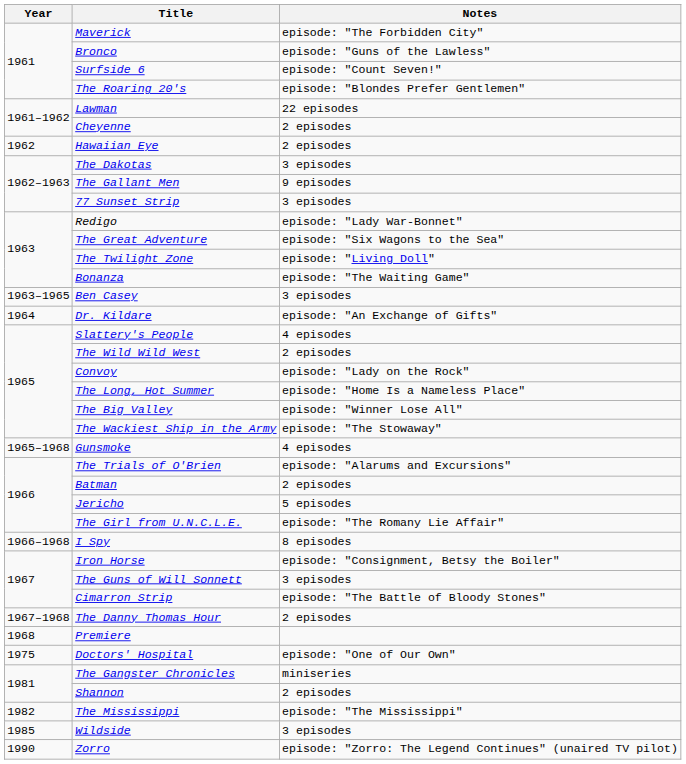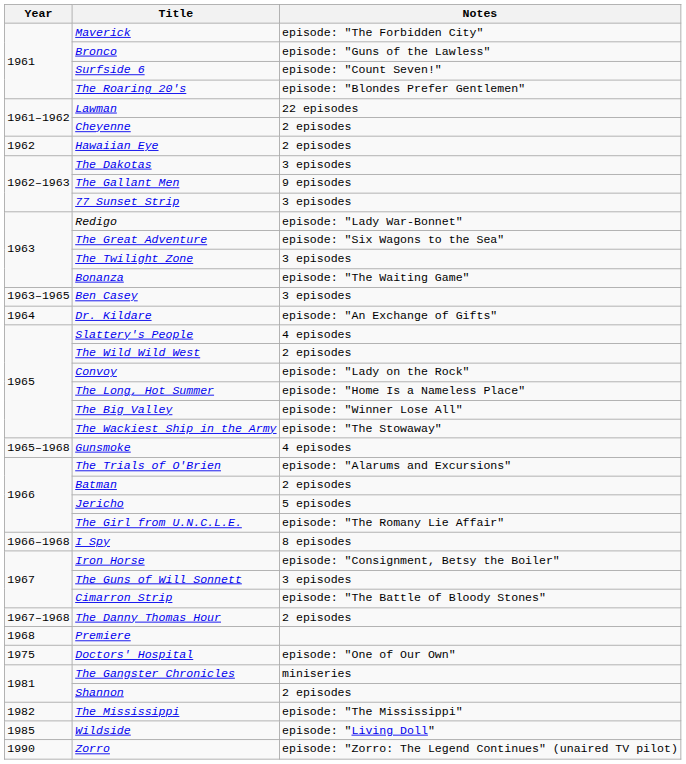(358, 259) episode: "Living Doll" -> (317, 259) 3 episodes
(317, 730) 3 episodes -> (358, 730) episode: "Living Doll"
